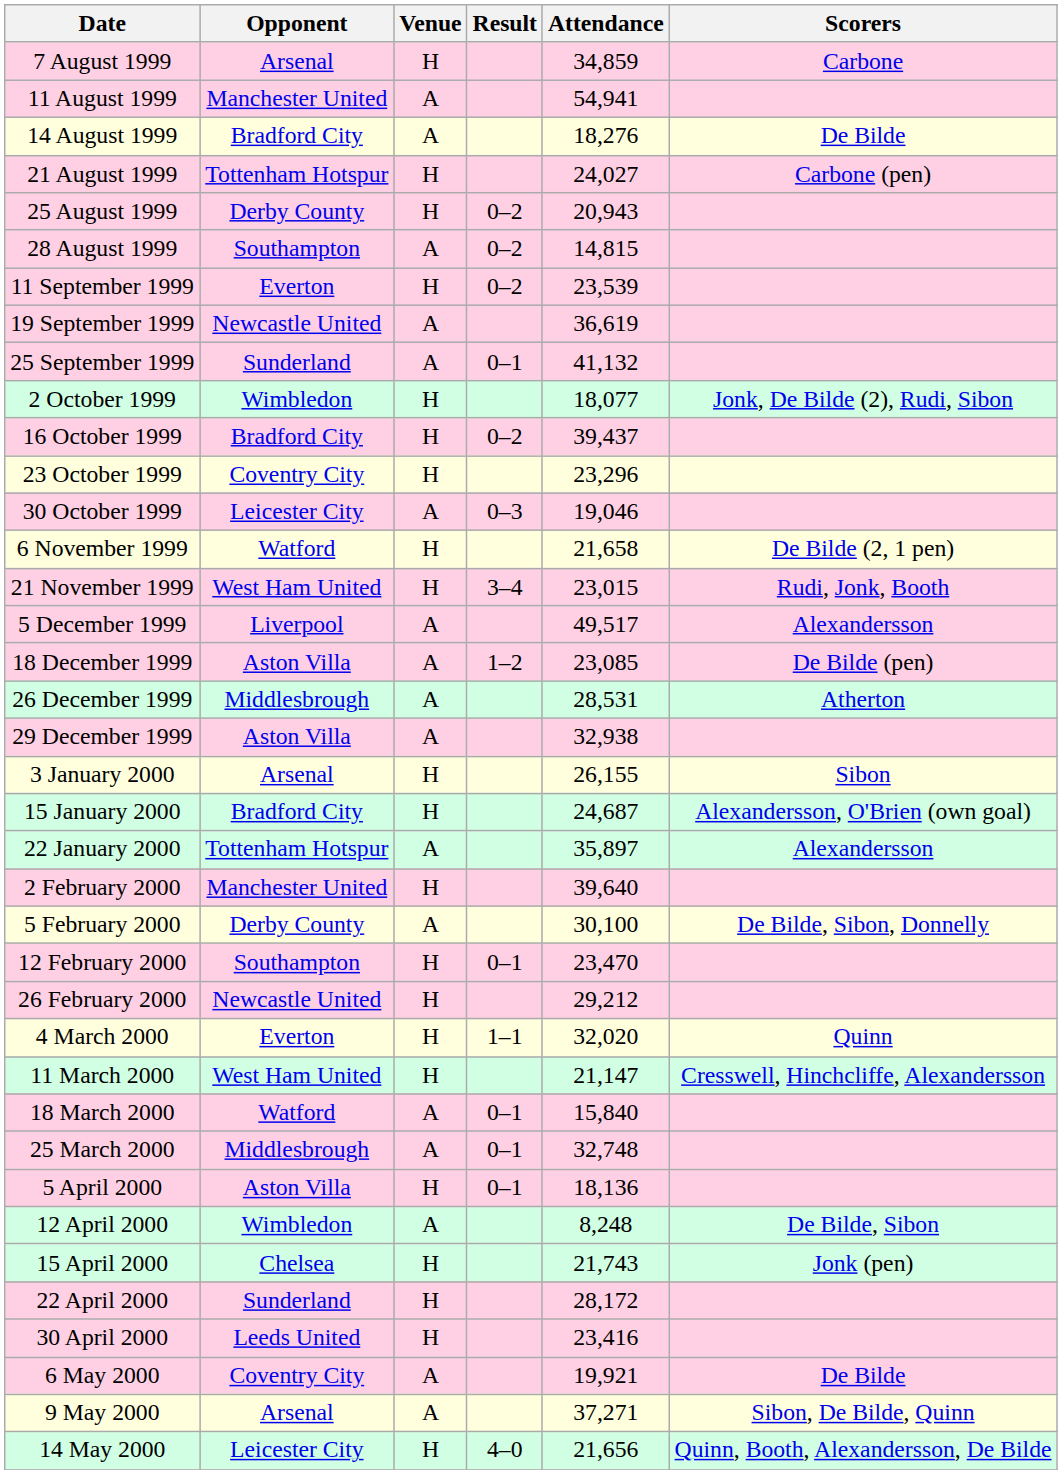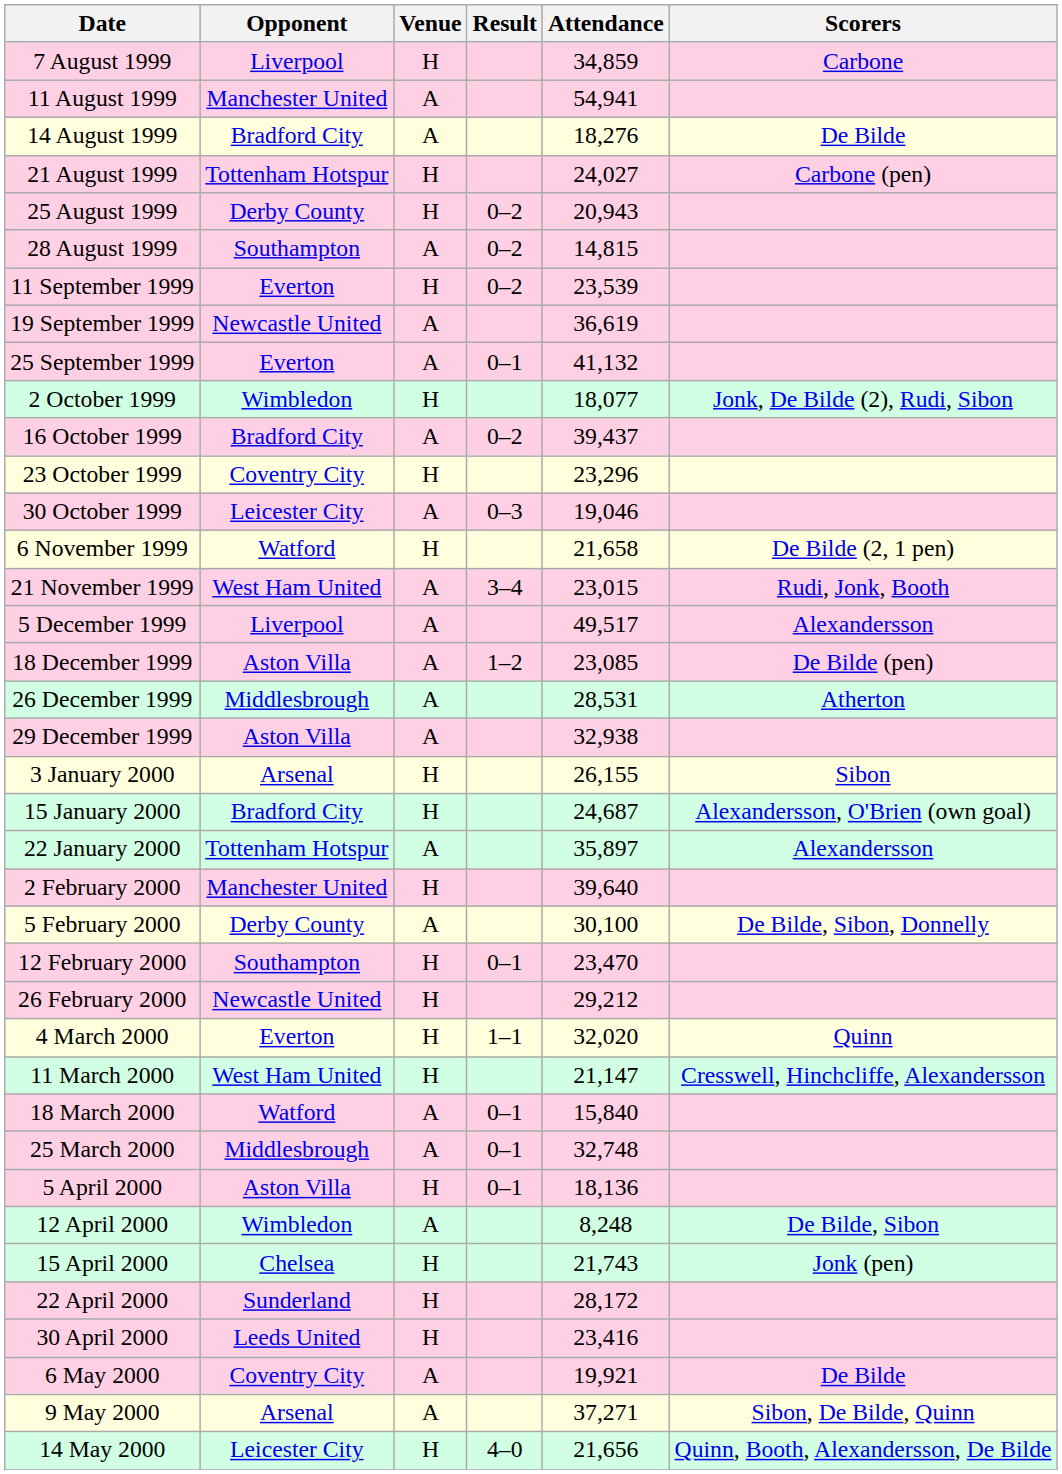(297, 60) Arsenal -> (297, 60) Liverpool
(297, 361) Sunderland -> (297, 361) Everton
(430, 436) H -> (430, 436) A
(430, 586) H -> (430, 586) A
